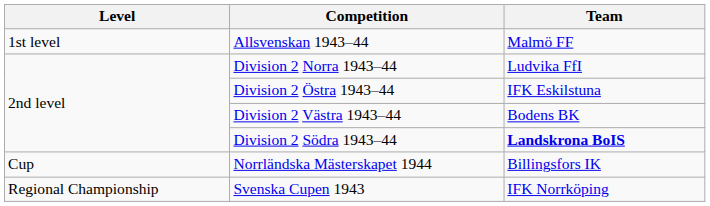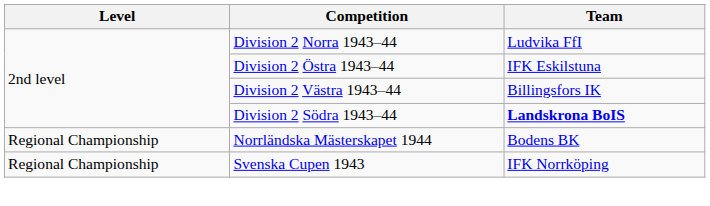- row: (301, 41)
(543, 115) Bodens BK -> (554, 90) Billingsfors IK
(21, 164) Cup -> (83, 139) Regional Championship
(554, 164) Billingsfors IK -> (543, 139) Bodens BK
